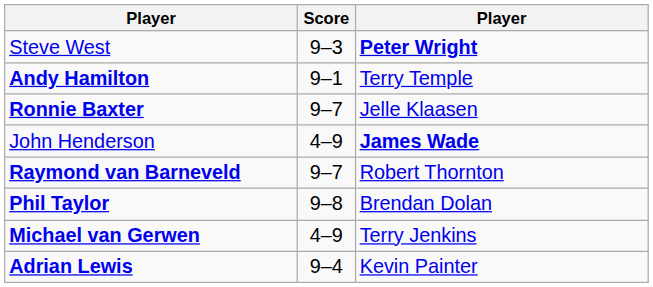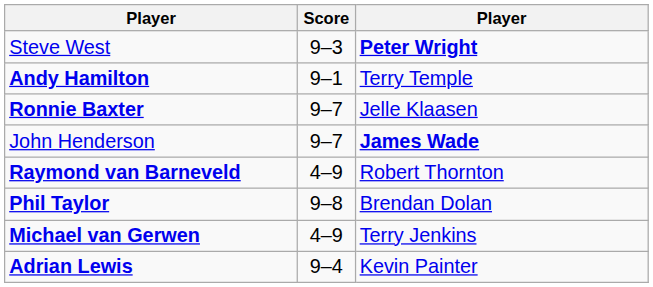(326, 141) 4–9 -> (326, 141) 9–7
(326, 172) 9–7 -> (326, 172) 4–9
